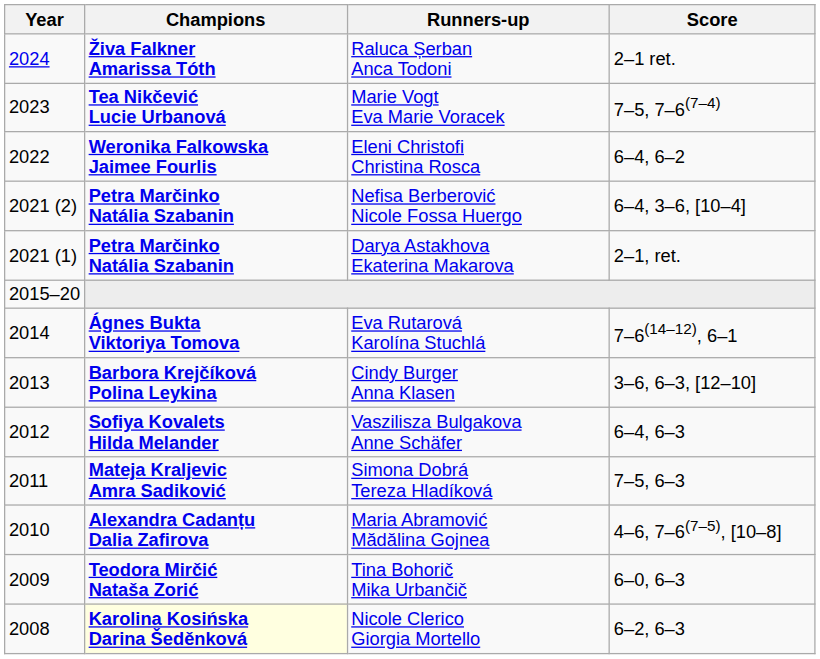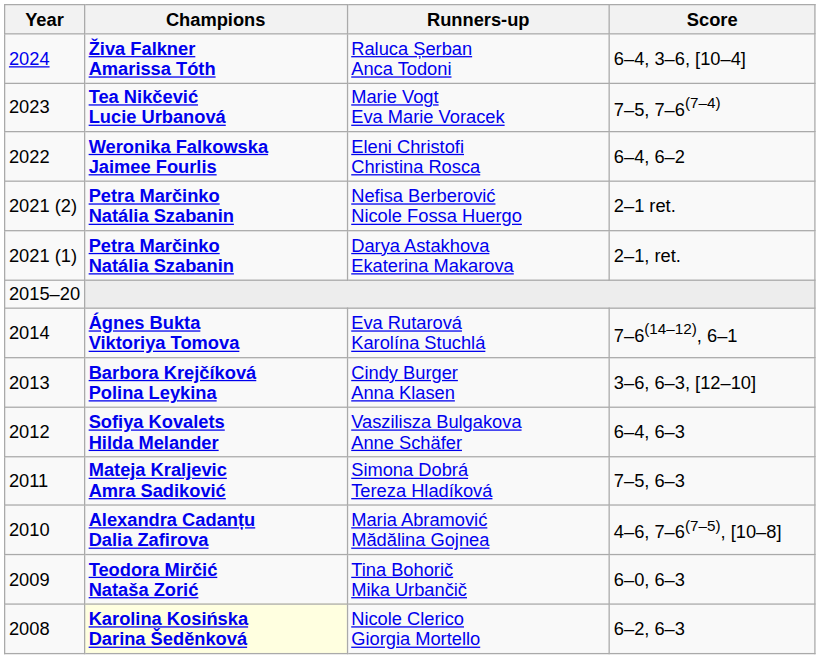(645, 59) 2–1 ret. -> (680, 59) 6–4, 3–6, [10–4]
(680, 206) 6–4, 3–6, [10–4] -> (645, 206) 2–1 ret.
